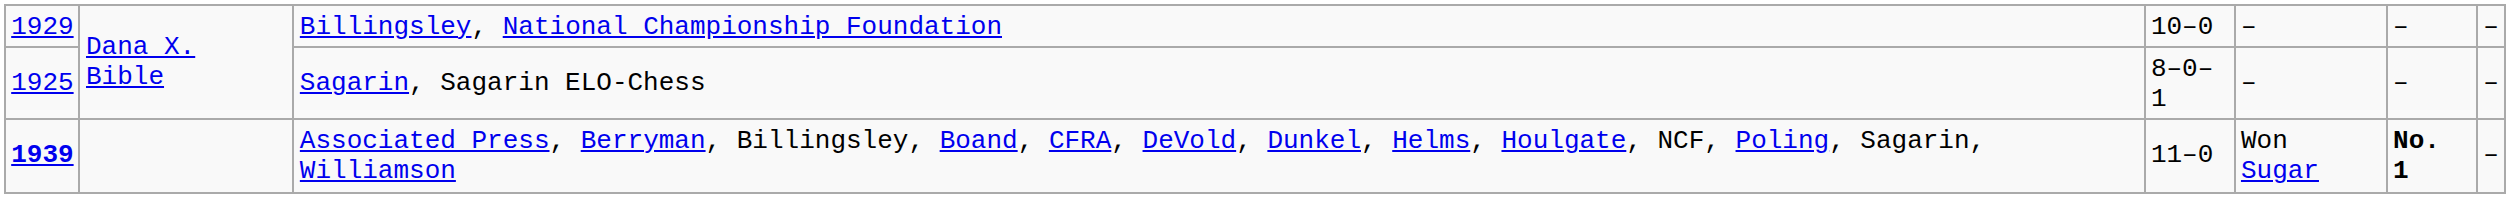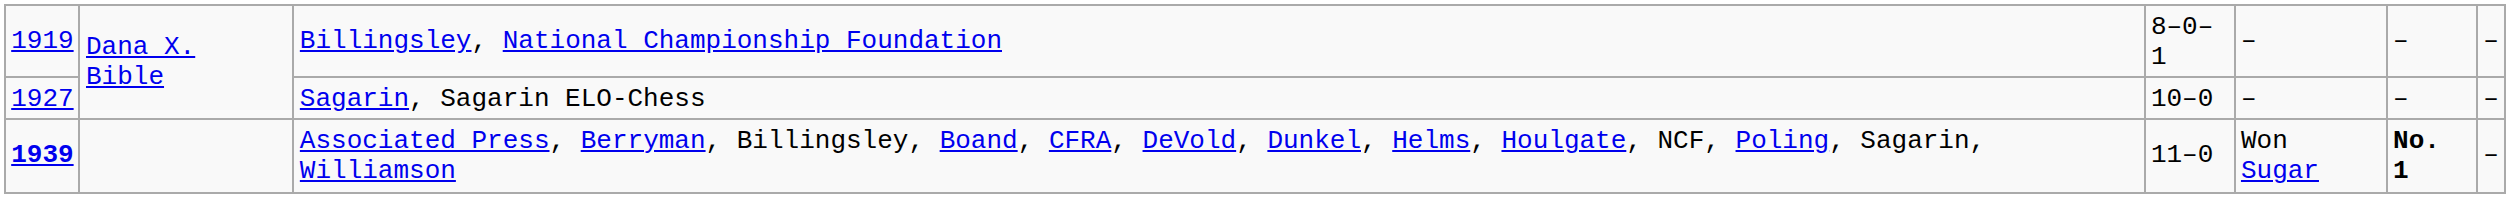(42, 26) 1929 -> (42, 41) 1919
(2182, 26) 10–0 -> (2182, 41) 8–0–1
(42, 84) 1925 -> (42, 99) 1927
(2182, 84) 8–0–1 -> (2182, 99) 10–0
